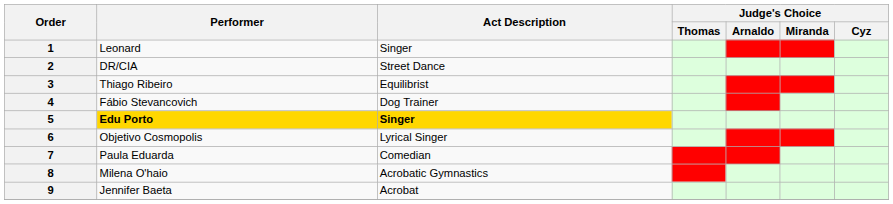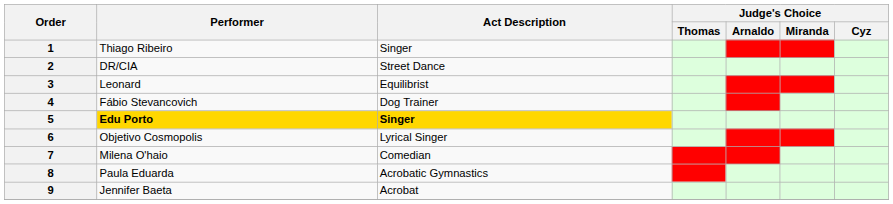(120, 48) Leonard -> (136, 48) Thiago Ribeiro
(136, 84) Thiago Ribeiro -> (120, 84) Leonard
(137, 155) Paula Eduarda -> (134, 155) Milena O'haio
(134, 173) Milena O'haio -> (137, 173) Paula Eduarda
